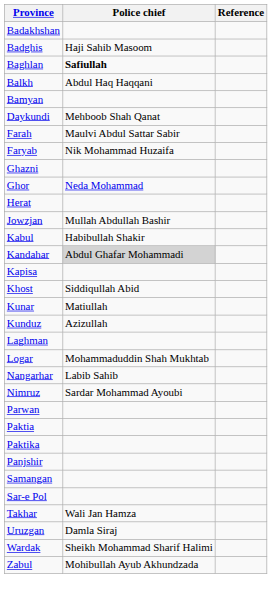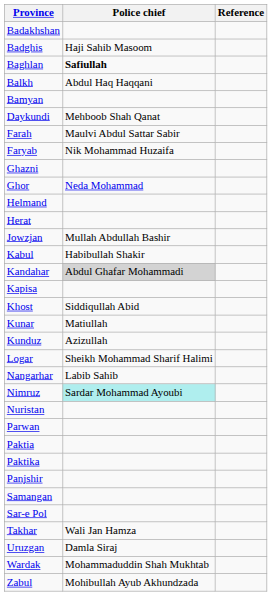+ row: (27, 202)
- row: (27, 340)
(137, 358) Mohammaduddin Shah Mukhtab -> (139, 358) Sheikh Mohammad Sharif Halimi
(124, 392) no background -> (124, 392) paleturquoise background
+ row: (26, 409)
(139, 548) Sheikh Mohammad Sharif Halimi -> (137, 565) Mohammaduddin Shah Mukhtab
